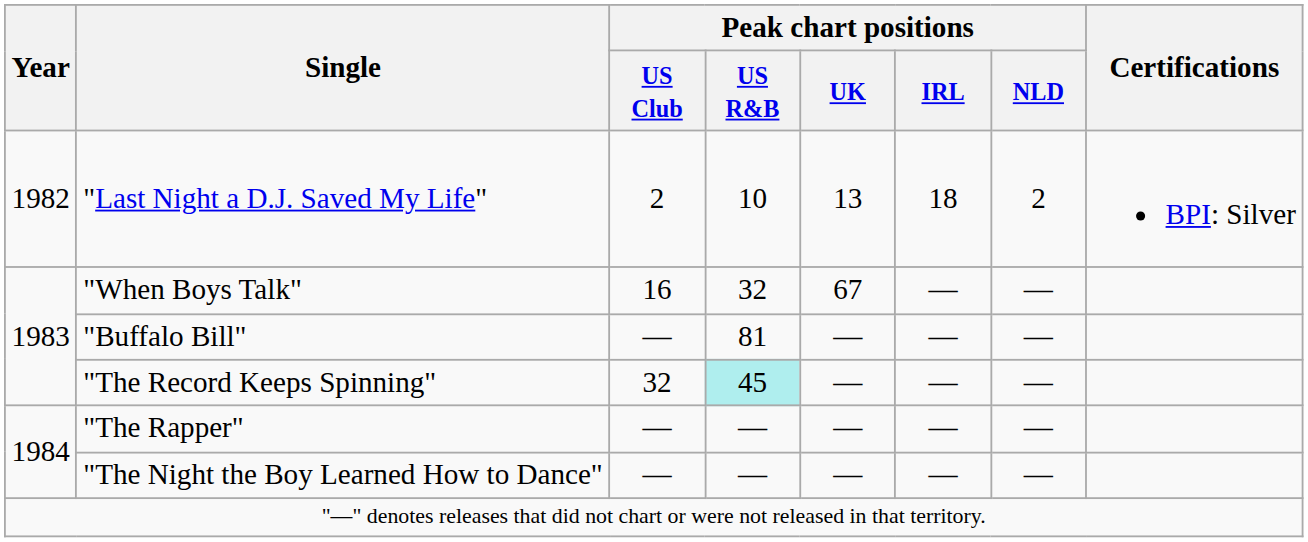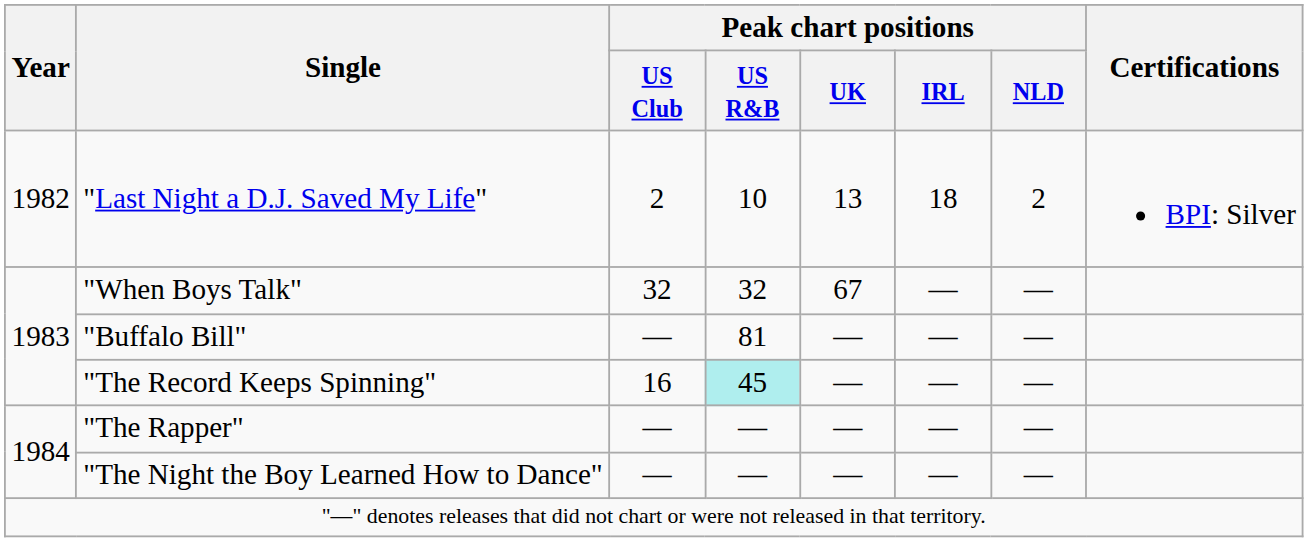(657, 289) 16 -> (657, 289) 32
(657, 382) 32 -> (657, 382) 16
